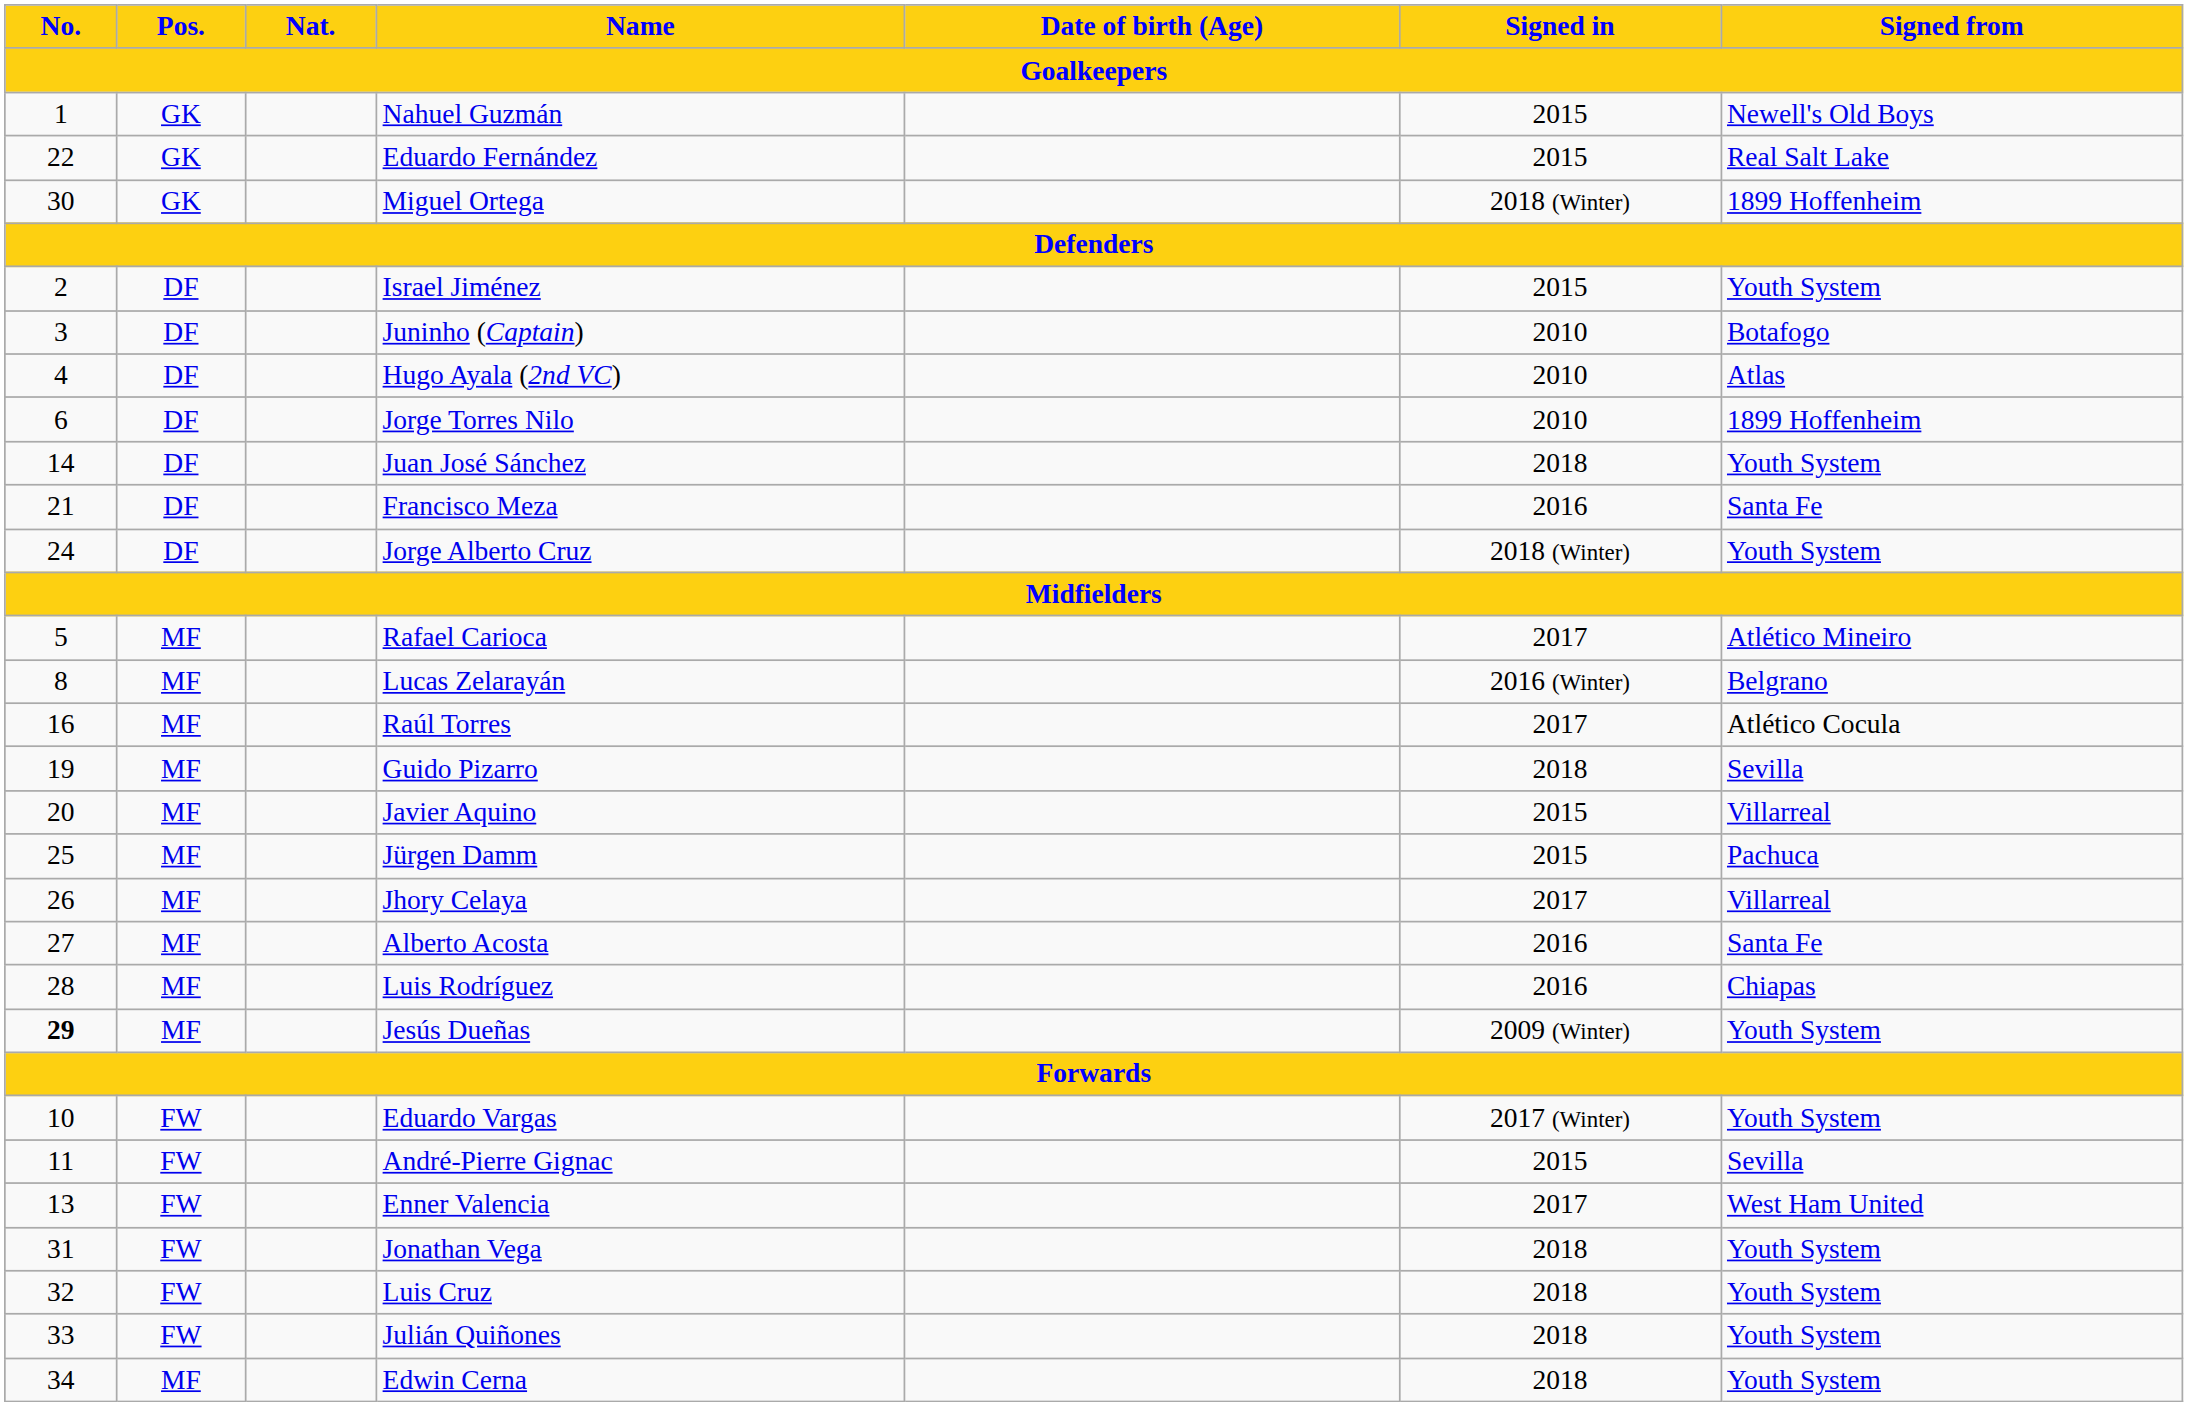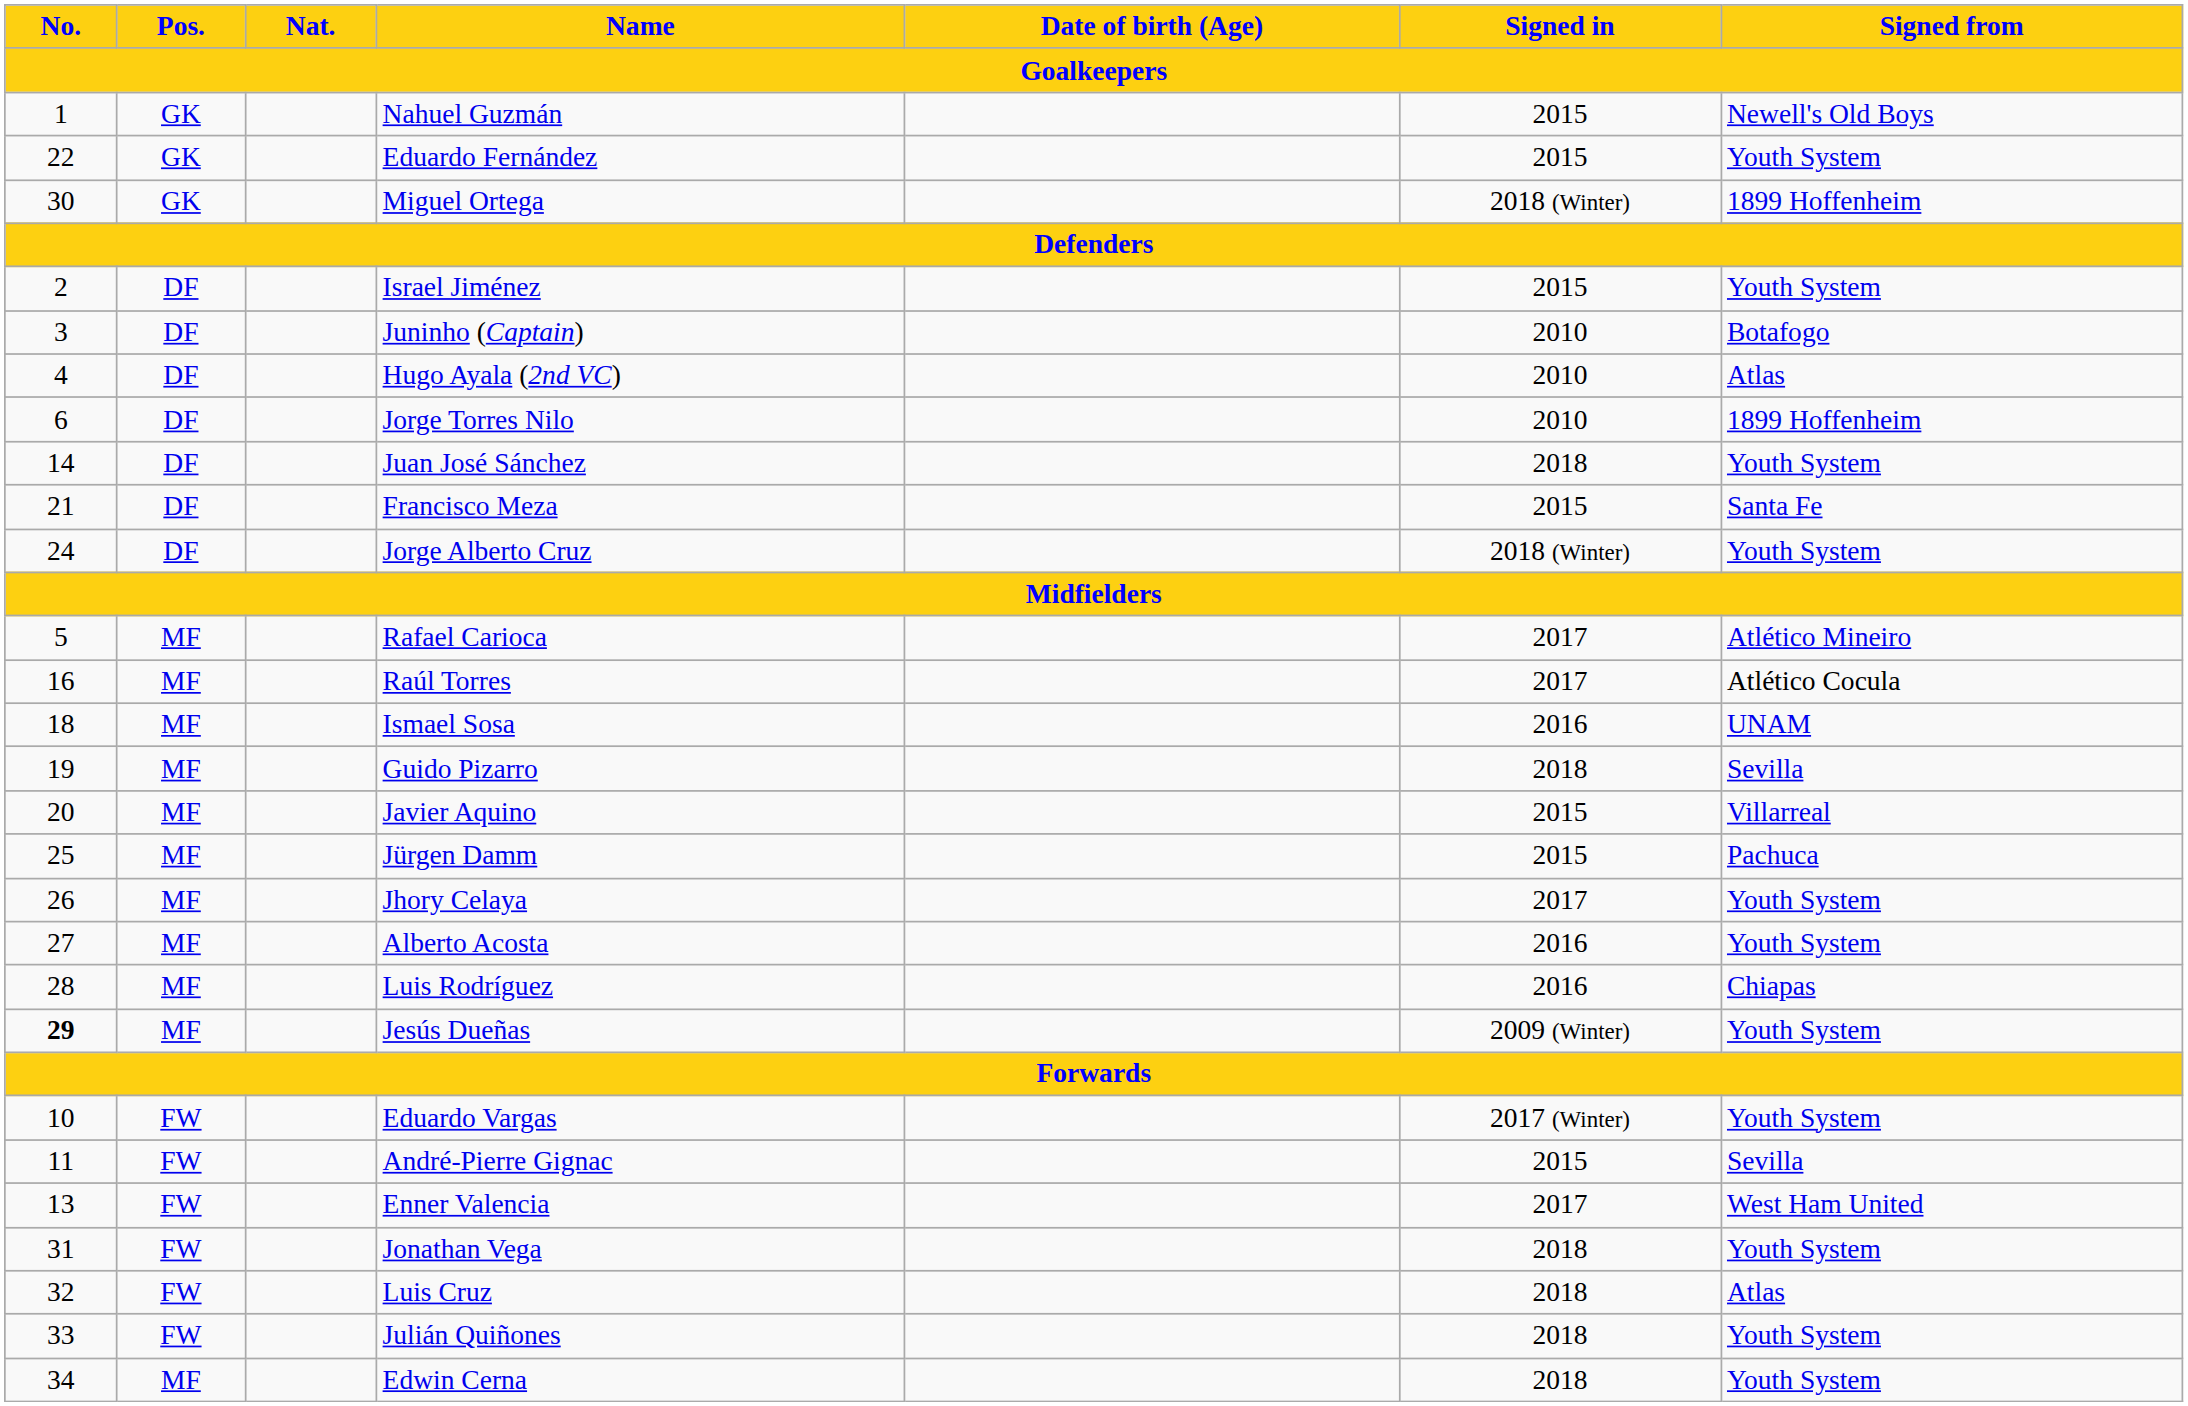(1808, 157) Real Salt Lake -> (1804, 157) Youth System
(1560, 506) 2016 -> (1560, 506) 2015
- row: (474, 680)
+ row: (449, 724)
(1779, 899) Villarreal -> (1804, 899) Youth System
(1775, 942) Santa Fe -> (1804, 942) Youth System
(1804, 1292) Youth System -> (1756, 1292) Atlas
